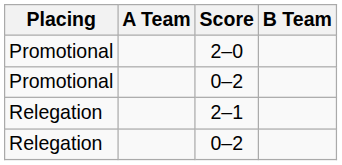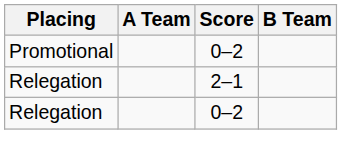- row: (61, 50)
